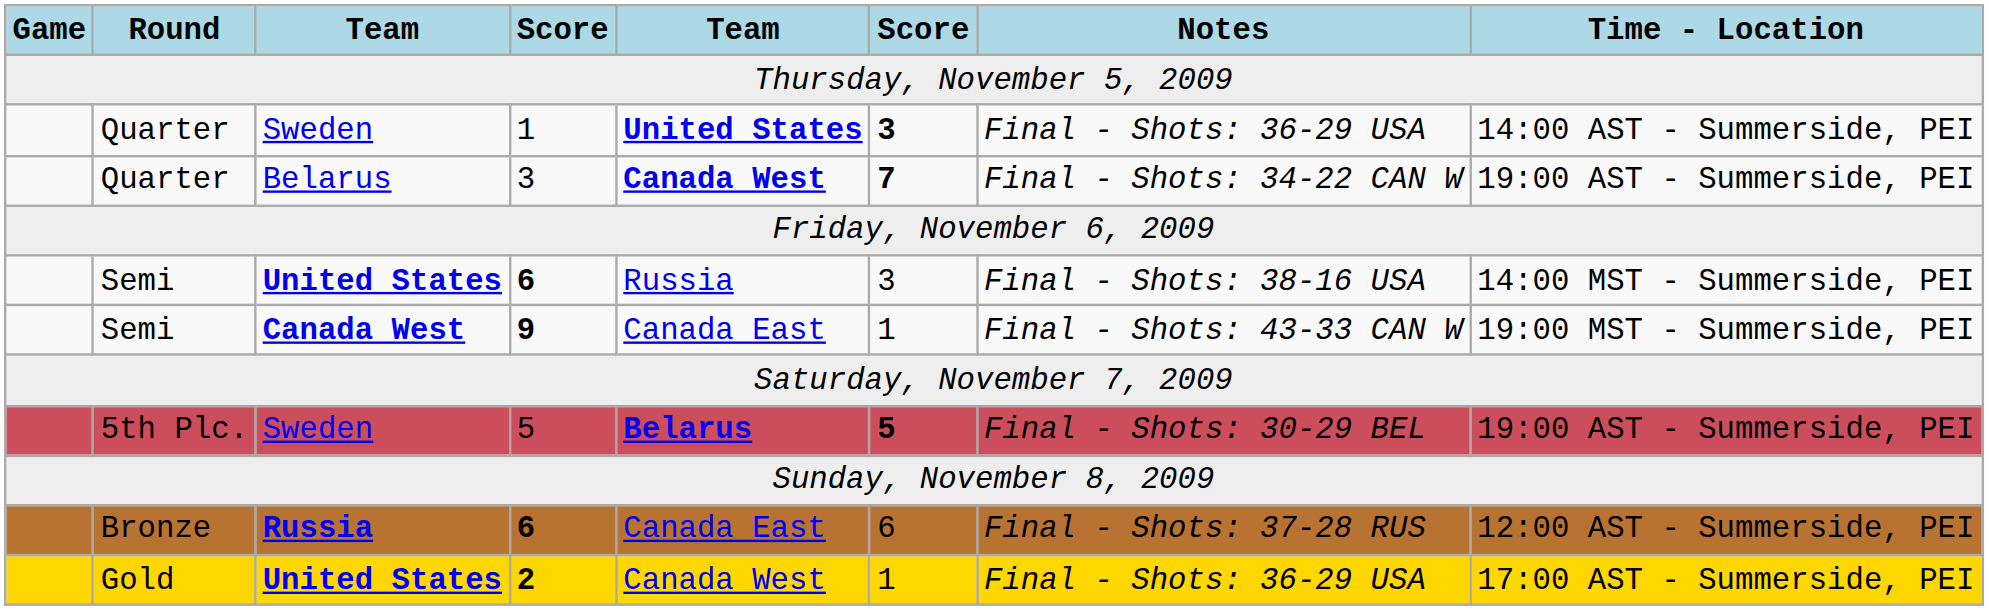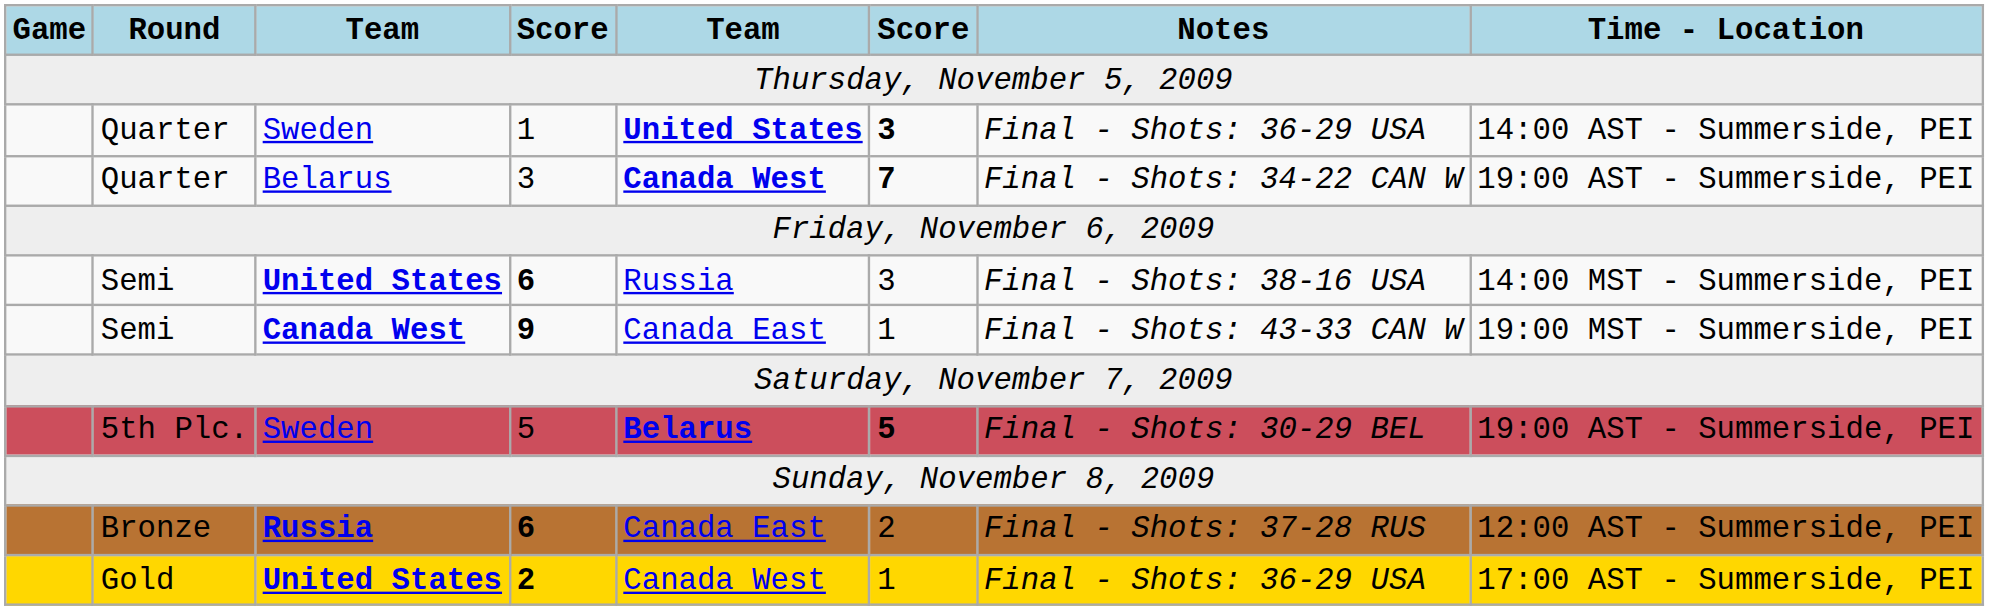(886, 530) 6 -> (886, 530) 2
